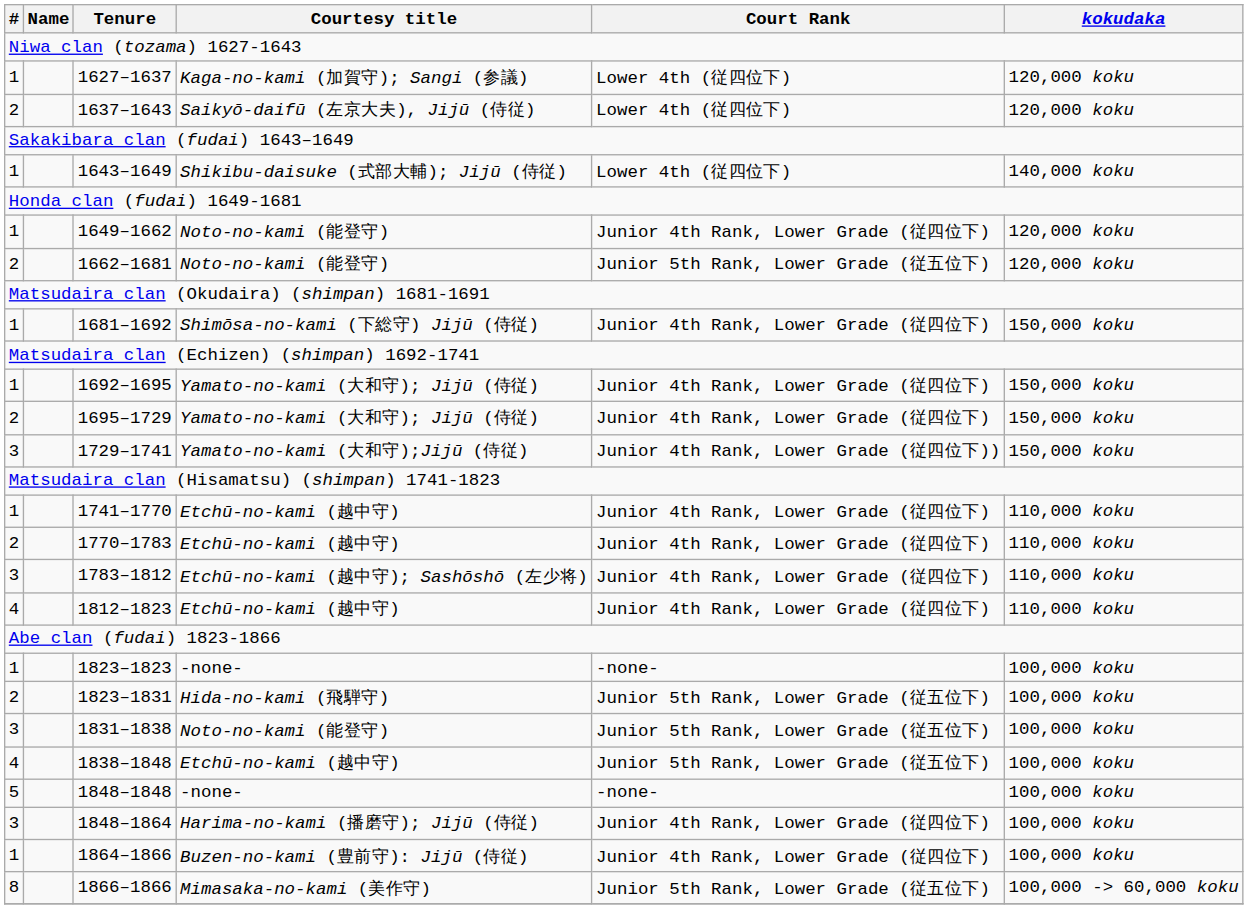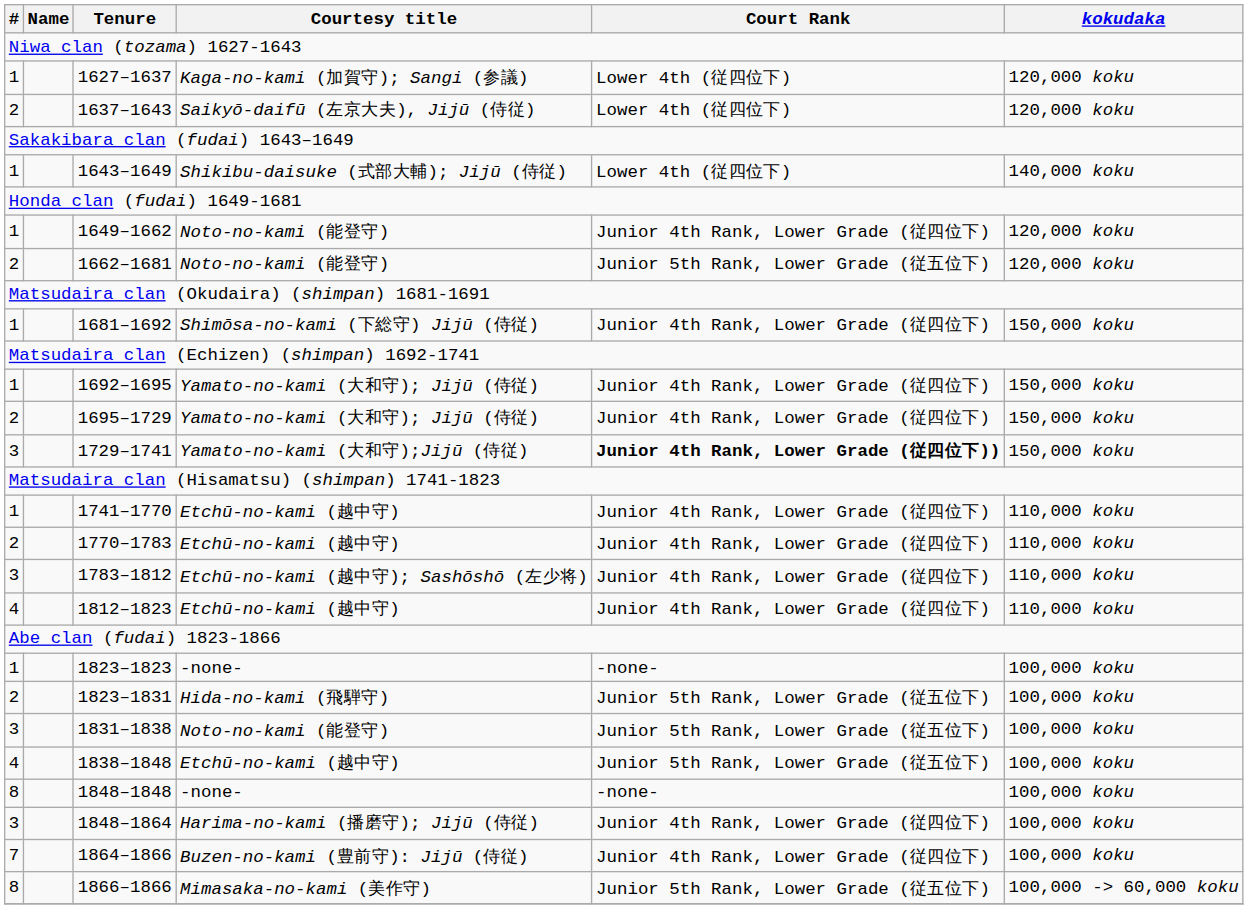(798, 451) normal -> (798, 451) bold
(14, 793) 5 -> (14, 793) 8
(14, 856) 1 -> (14, 856) 7
